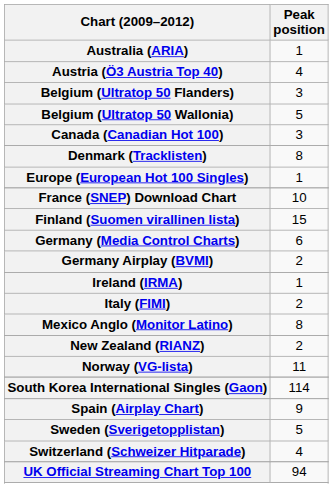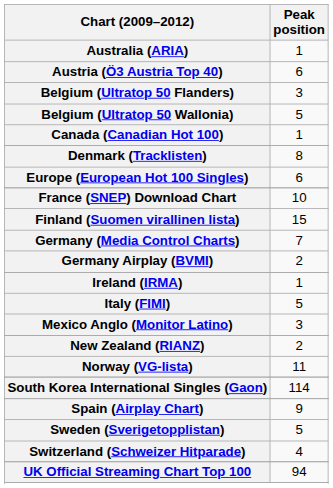(299, 72) 4 -> (299, 72) 6
(299, 135) 3 -> (299, 135) 1
(299, 177) 1 -> (299, 177) 6
(299, 240) 6 -> (299, 240) 7
(299, 303) 2 -> (299, 303) 5
(299, 324) 8 -> (299, 324) 3
